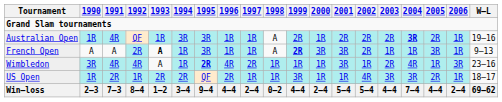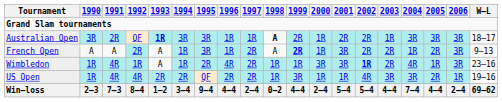(91, 37) 1R -> (91, 37) 3R
(114, 37) 4R -> (114, 37) 2R
(160, 37) normal -> (160, 37) bold
(275, 37) normal -> (275, 37) bold
(389, 37) 2R -> (389, 37) 1R
(412, 37) bold -> (412, 37) normal
(435, 37) 2R -> (435, 37) 3R
(458, 37) 1R -> (458, 37) 3R
(484, 37) 19–16 -> (484, 37) 18–17
(160, 50) bold -> (160, 50) normal
(252, 50) 1R -> (252, 50) 2R
(321, 50) 3R -> (321, 50) 1R
(389, 50) 1R -> (389, 50) 2R
(435, 50) 3R -> (435, 50) 2R
(458, 50) 1R -> (458, 50) 3R
(91, 64) 3R -> (91, 64) 1R
(137, 64) 4R -> (137, 64) 1R
(206, 64) bold -> (206, 64) normal
(321, 64) 1R -> (321, 64) 3R
(367, 64) normal -> (367, 64) bold
(114, 77) 2R -> (114, 77) 4R
(137, 77) 1R -> (137, 77) 4R
(252, 77) 1R -> (252, 77) 2R
(484, 77) 18–17 -> (484, 77) 19–16
